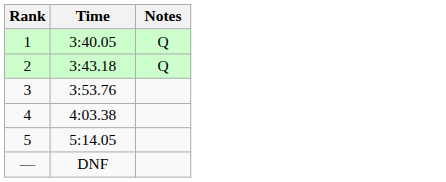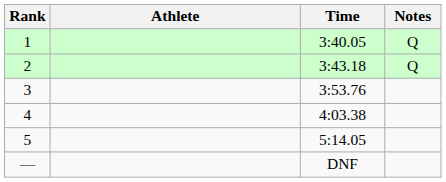+ column: (175, 16)
